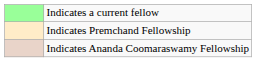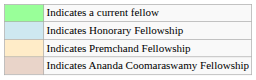+ row: (115, 30)
